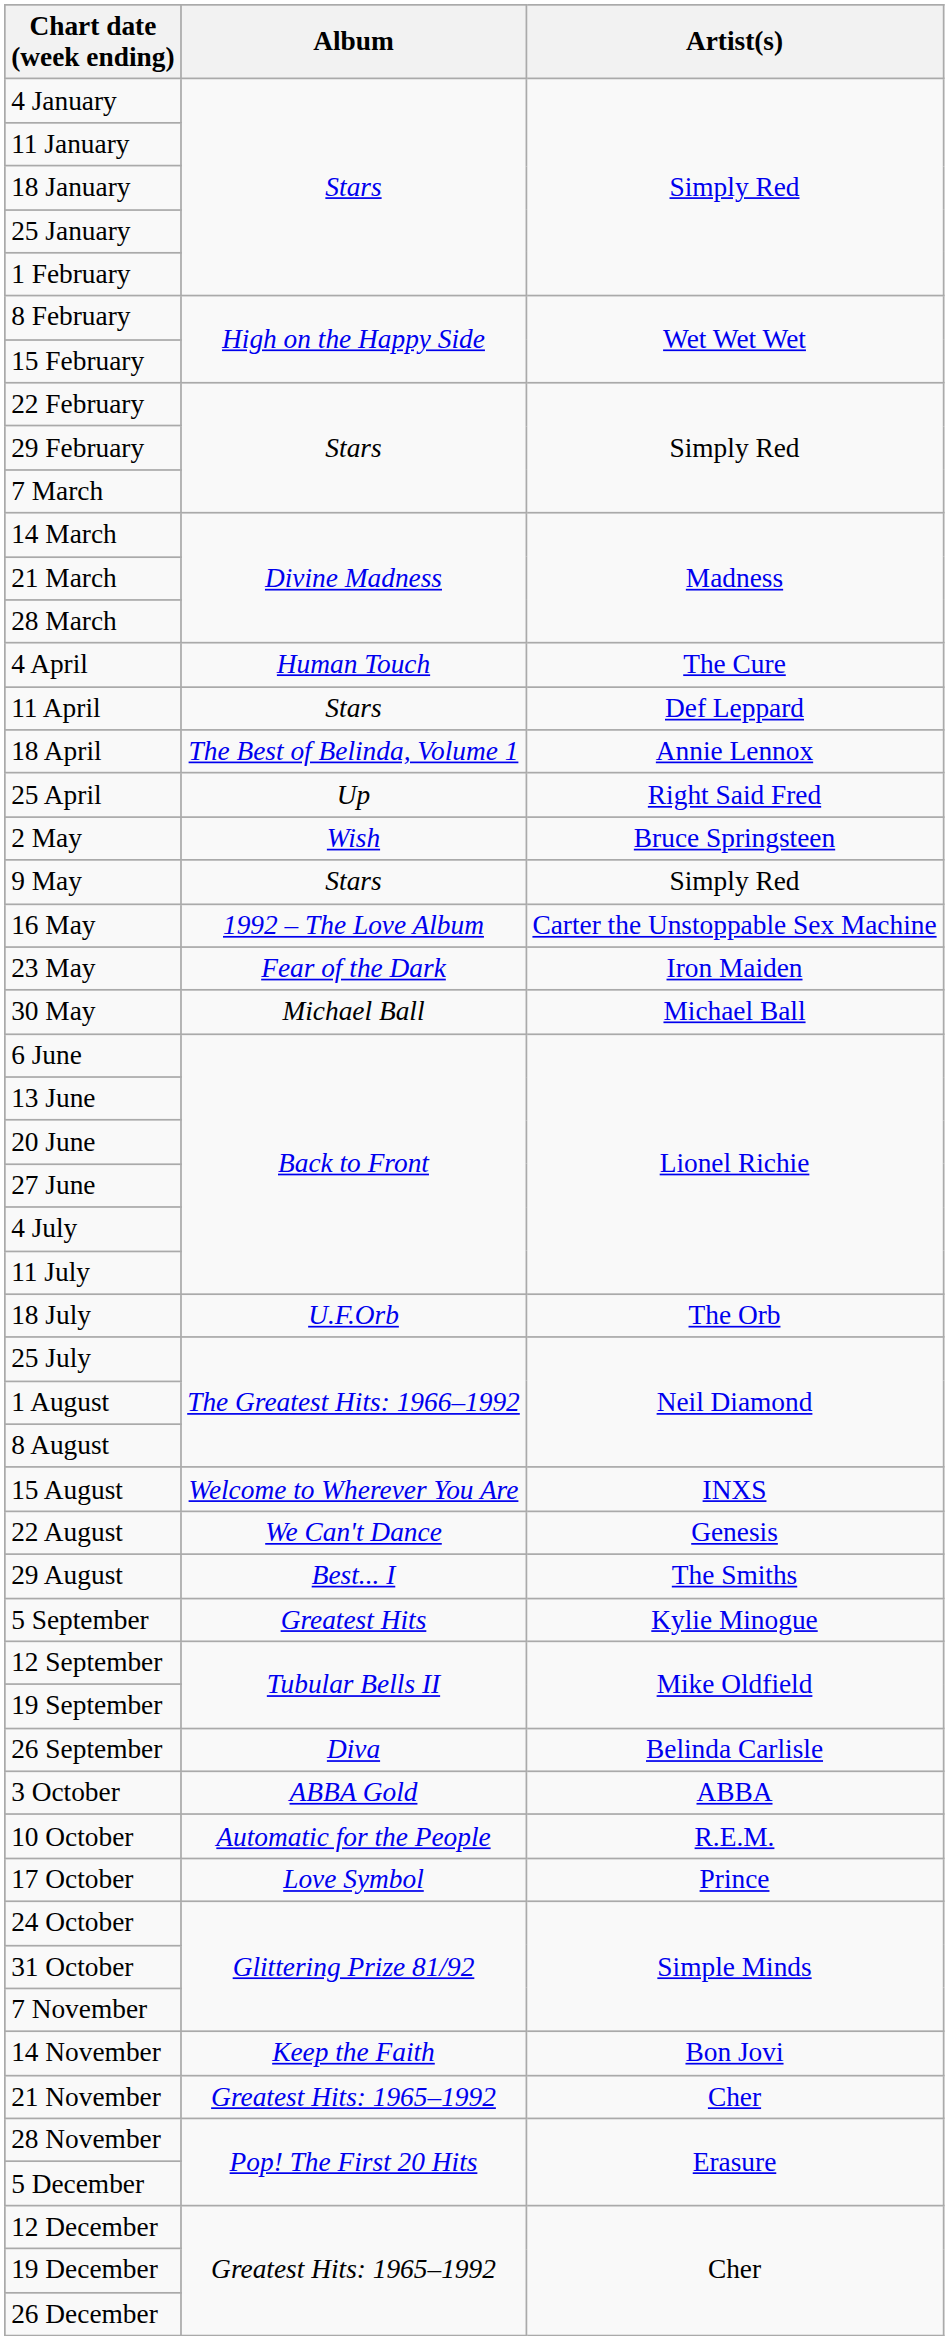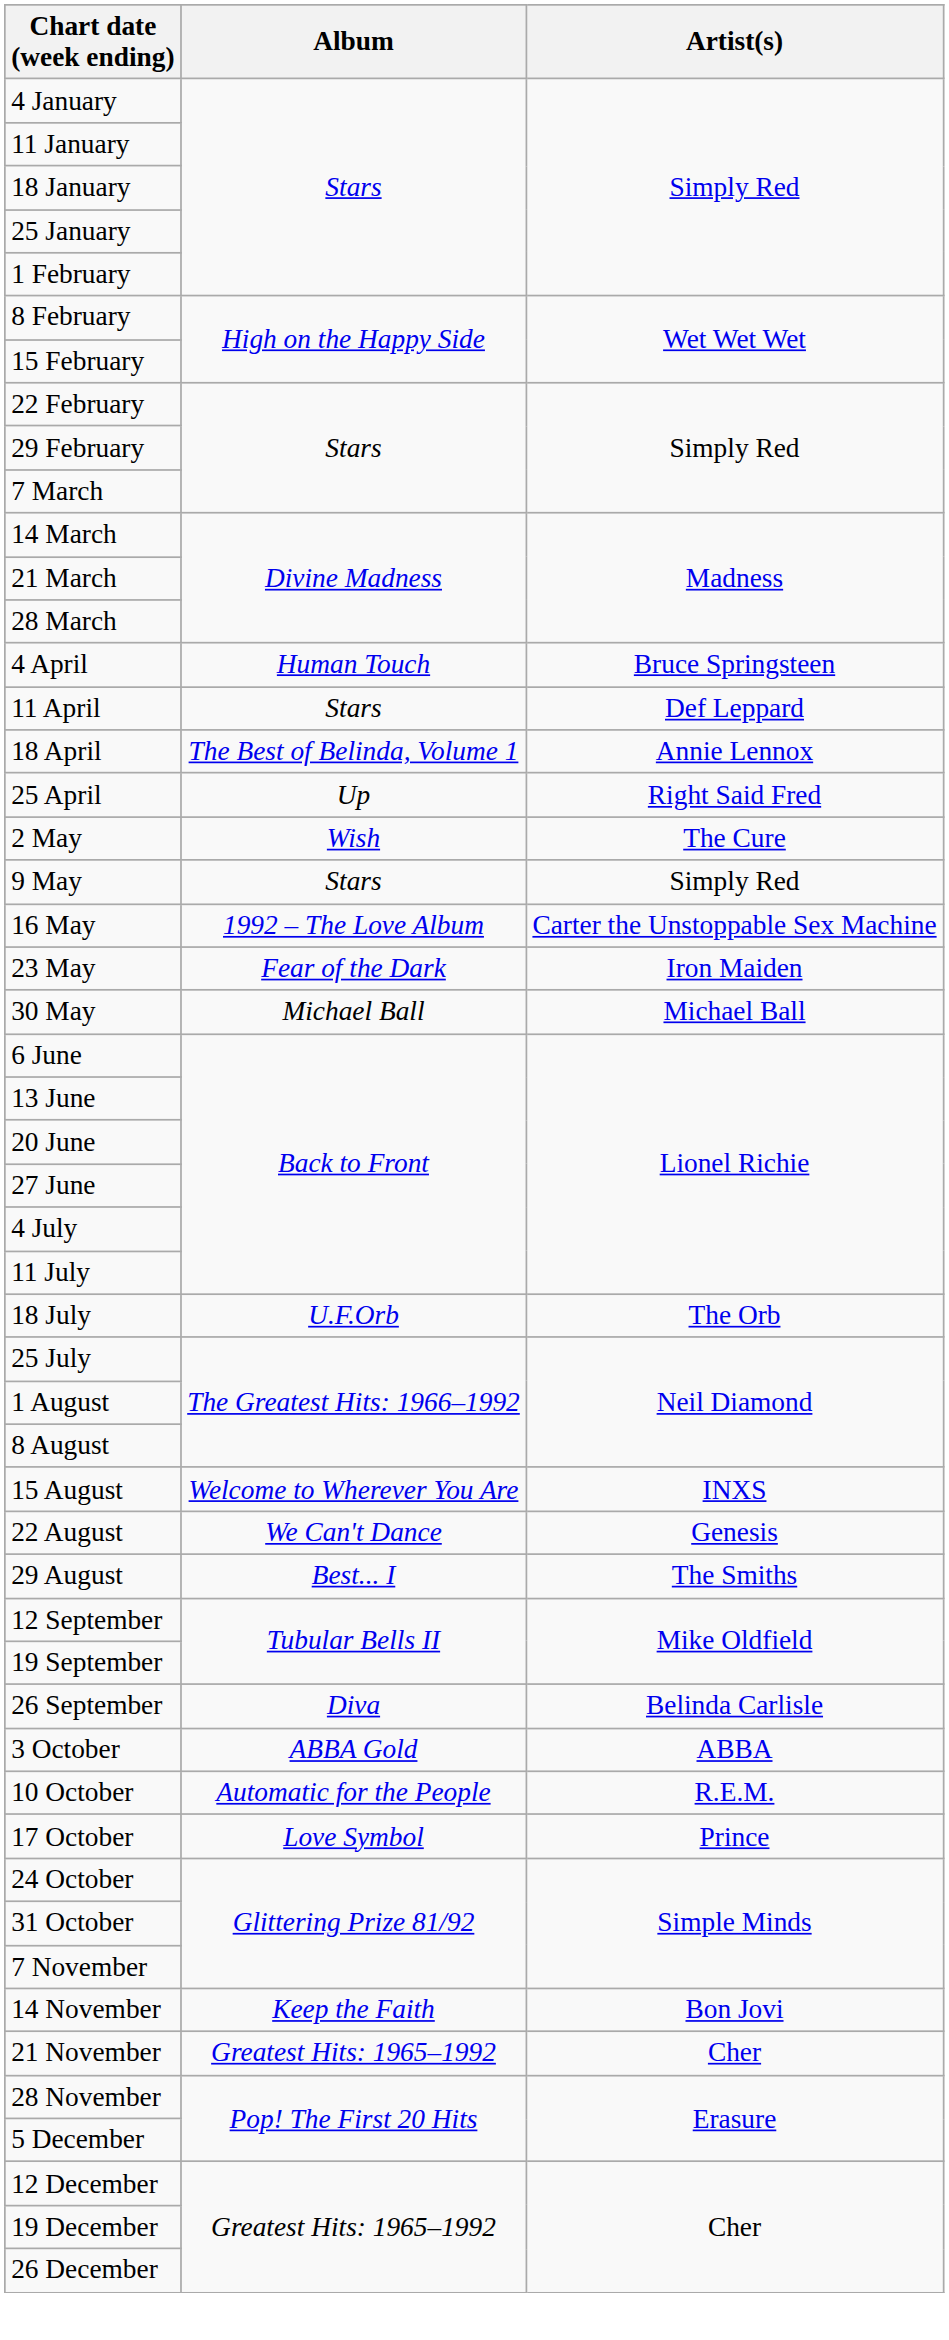(735, 664) The Cure -> (735, 664) Bruce Springsteen
(735, 838) Bruce Springsteen -> (735, 838) The Cure
- row: (80, 1619)
